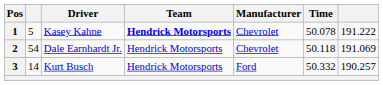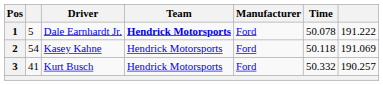(73, 31) Kasey Kahne -> (83, 31) Dale Earnhardt Jr.
(257, 31) Chevrolet -> (246, 31) Ford
(83, 49) Dale Earnhardt Jr. -> (73, 49) Kasey Kahne
(257, 49) Chevrolet -> (246, 49) Ford
(33, 66) 14 -> (33, 66) 41
